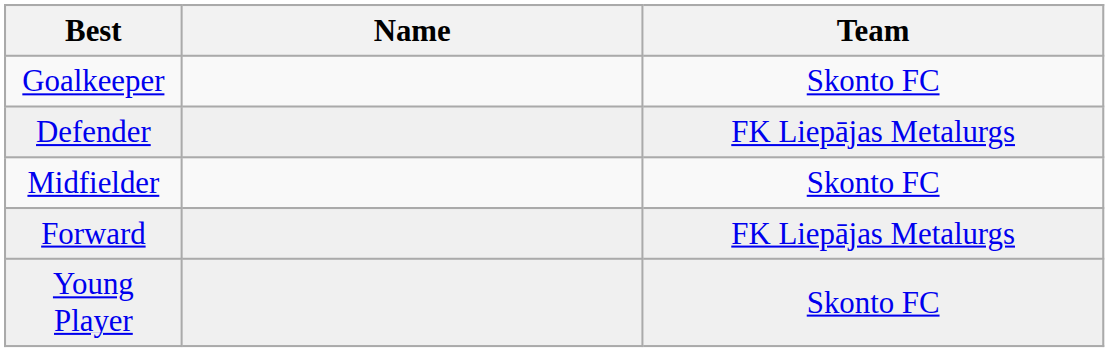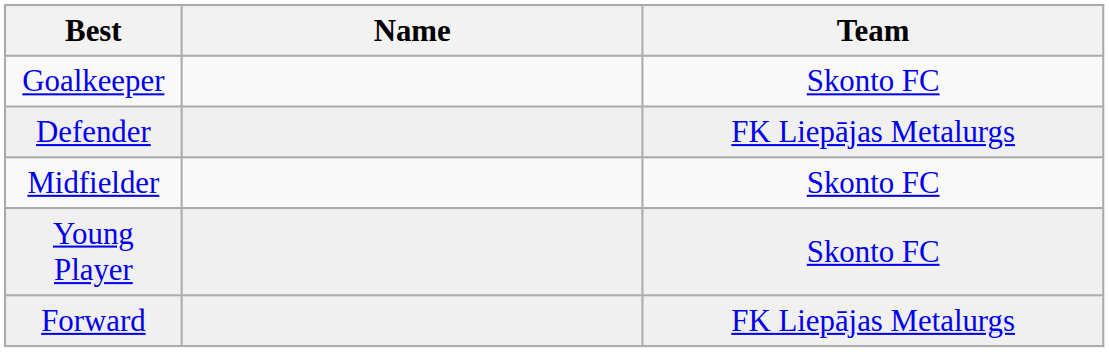rows swapped: (93, 233) <-> (93, 302)
